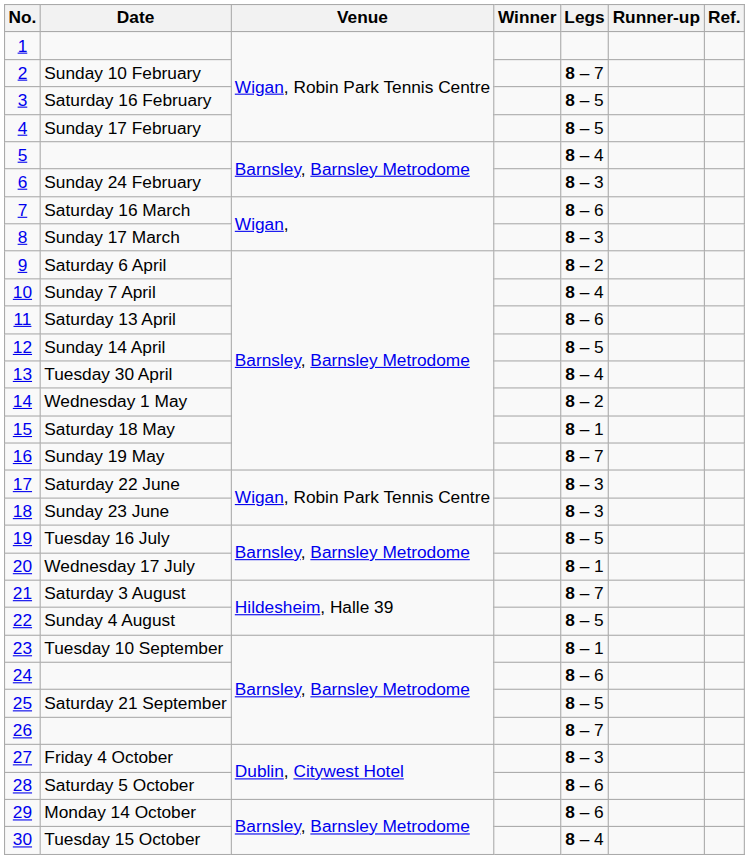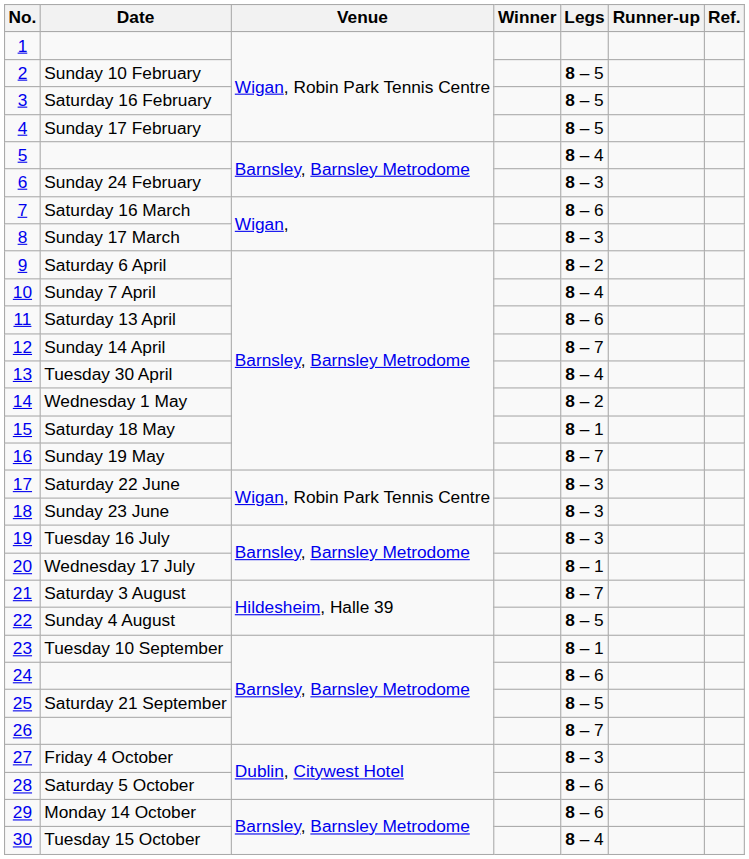(584, 73) 8 – 7 -> (584, 73) 8 – 5
(584, 347) 8 – 5 -> (584, 347) 8 – 7
(584, 538) 8 – 5 -> (584, 538) 8 – 3
